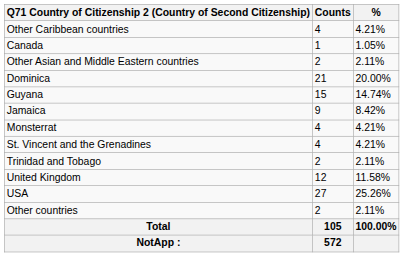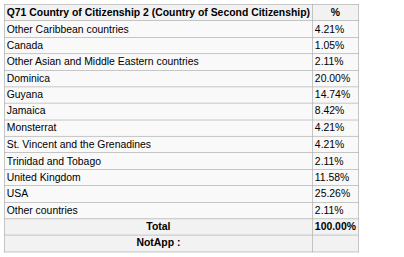- column: (333, 12)
